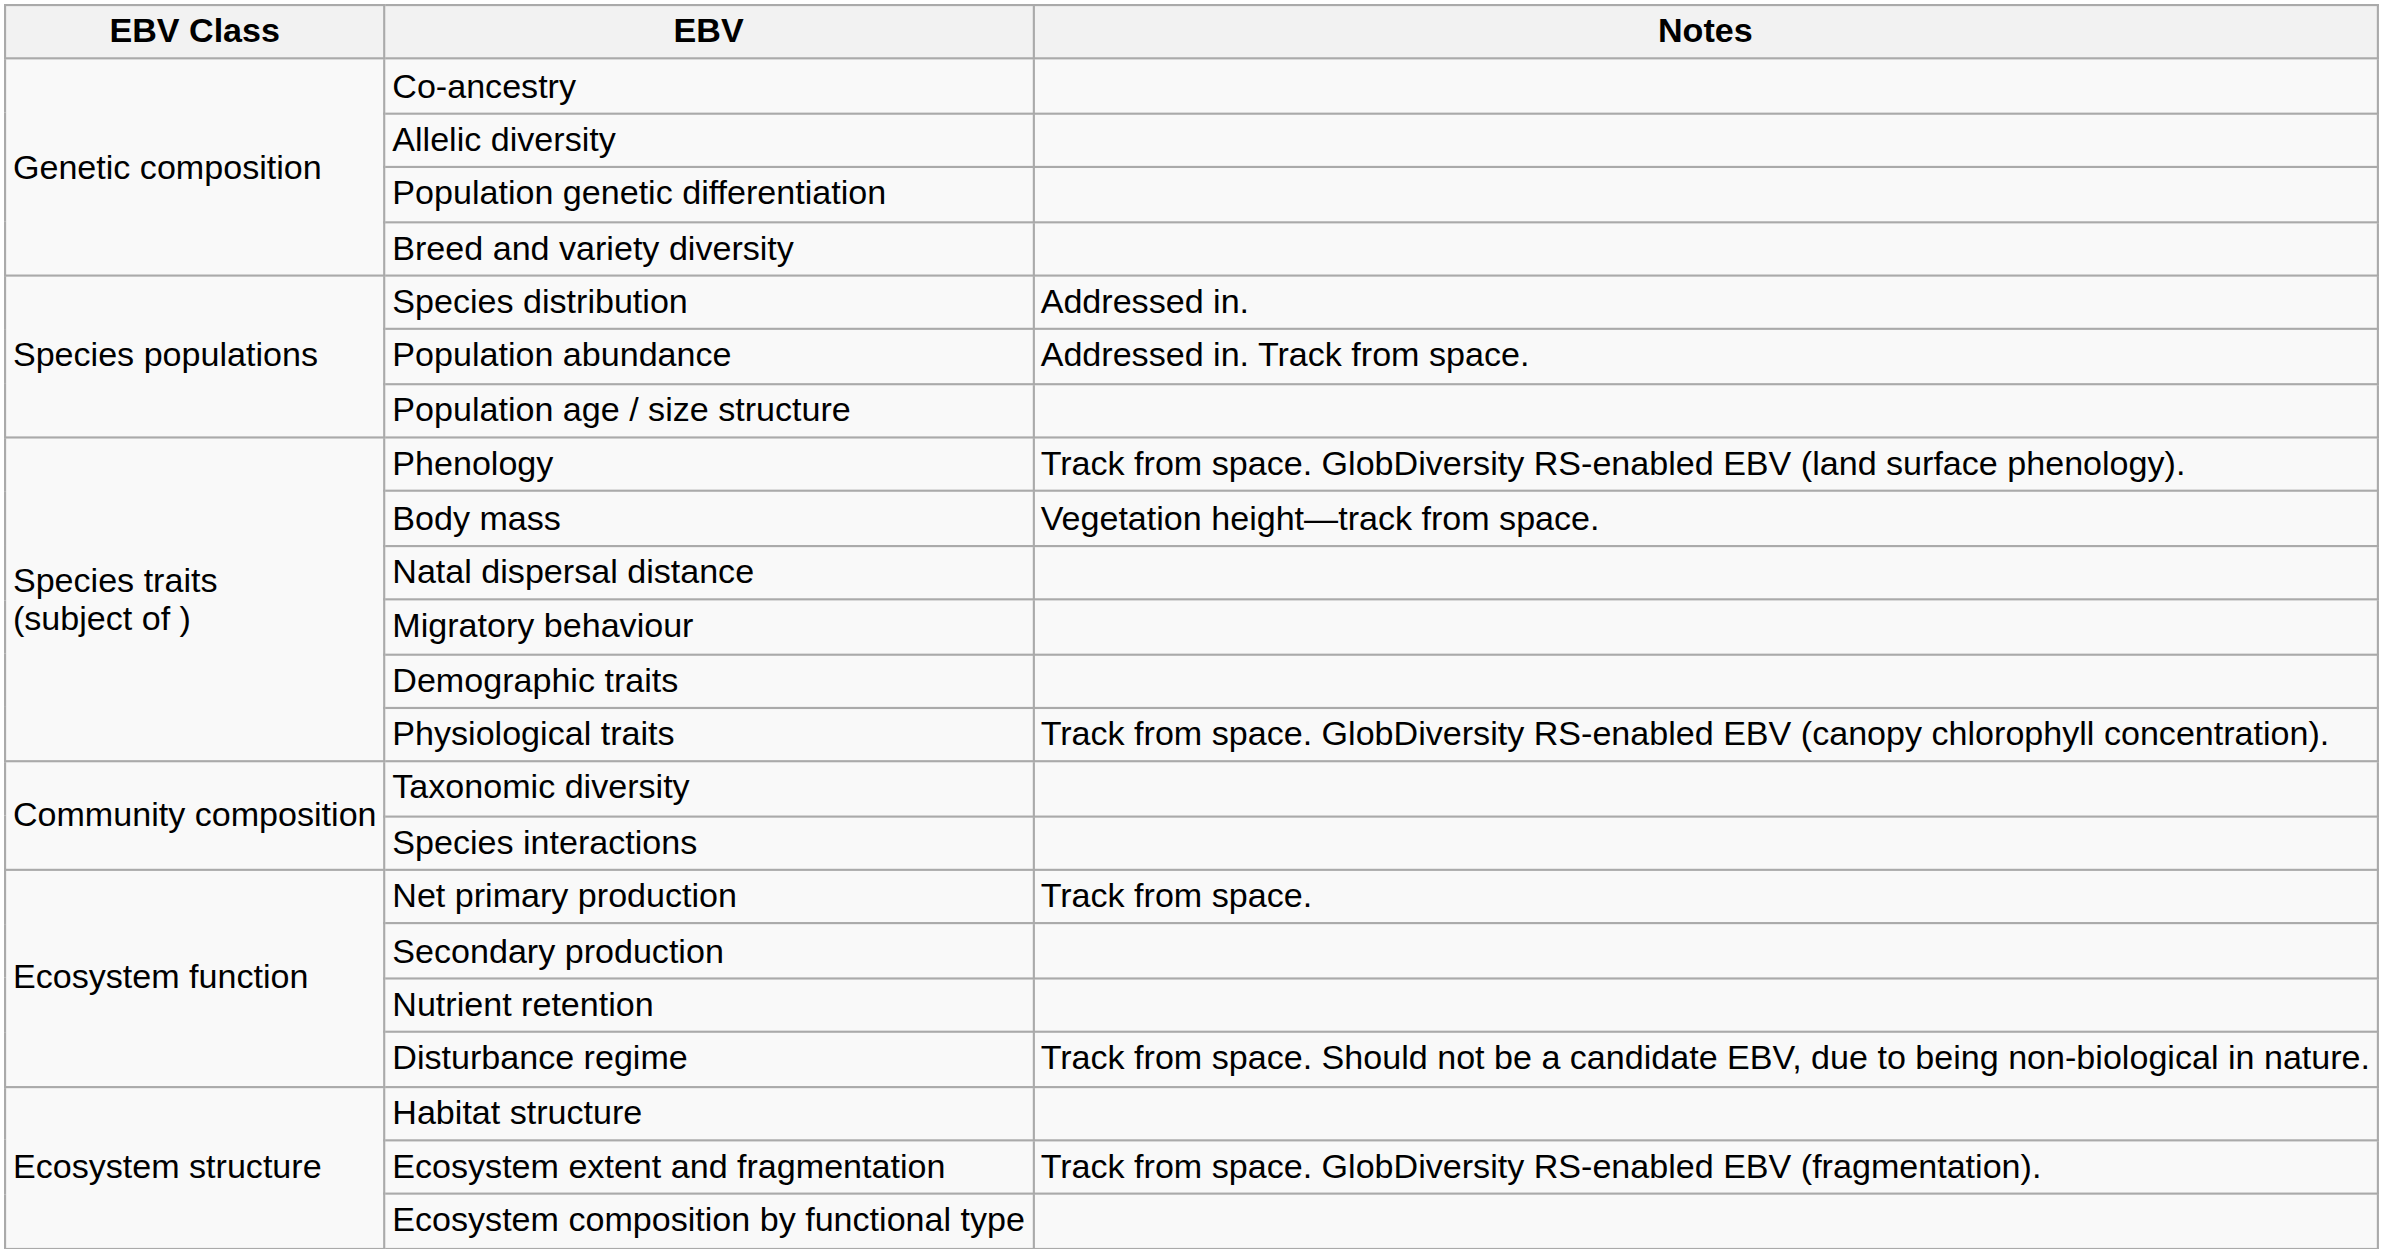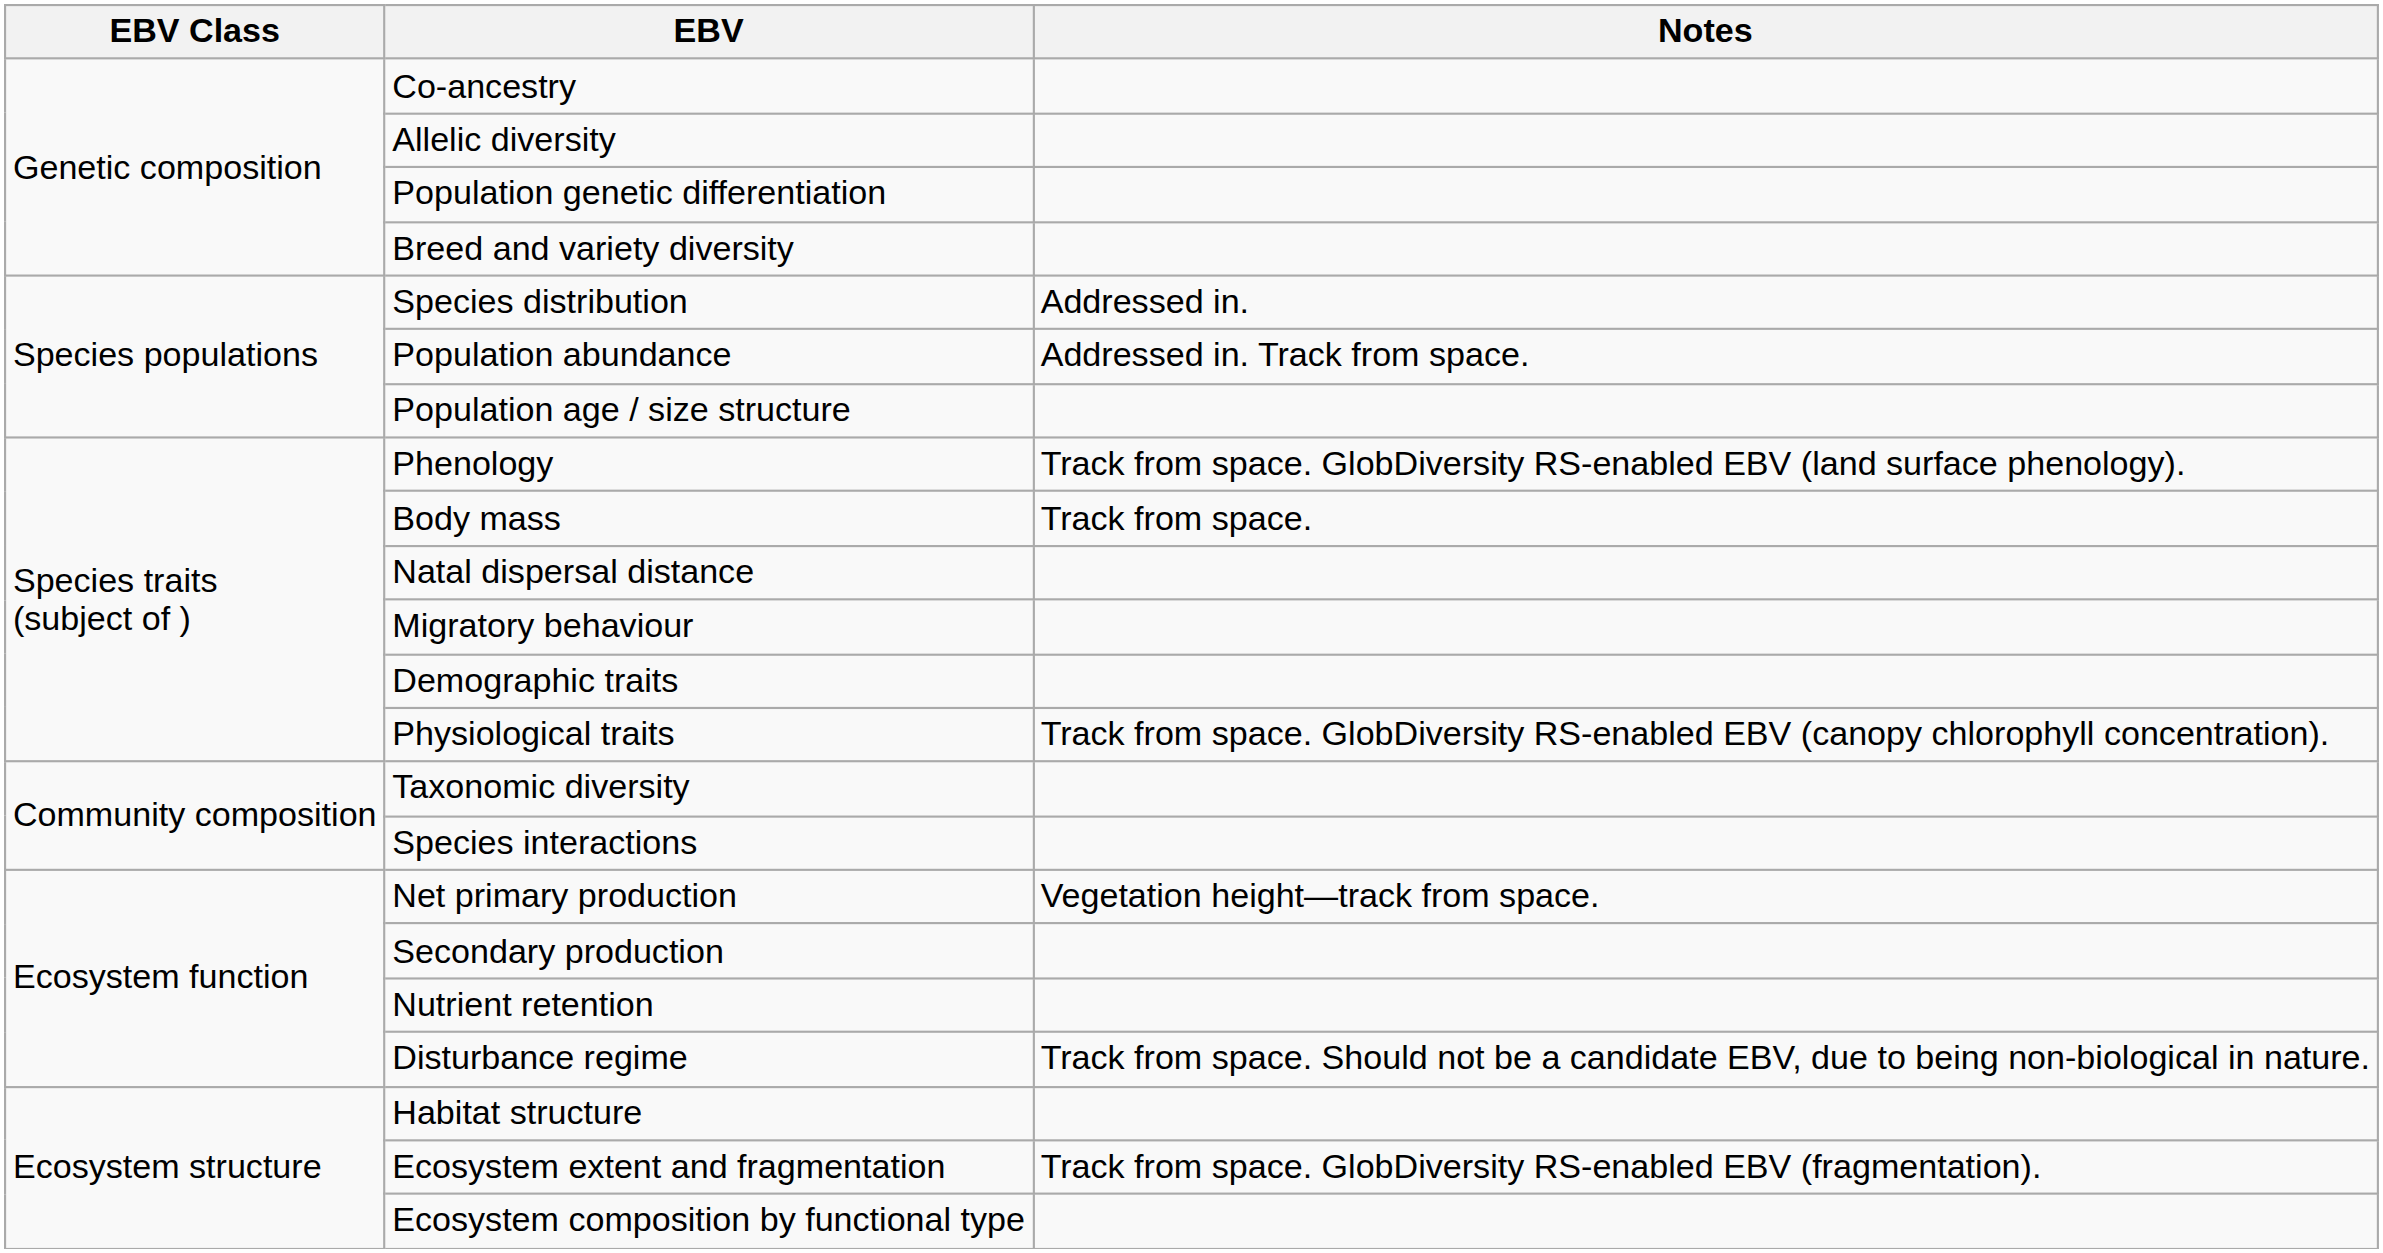(1320, 517) Vegetation height—track from space. -> (1176, 517) Track from space.
(1176, 896) Track from space. -> (1320, 896) Vegetation height—track from space.
